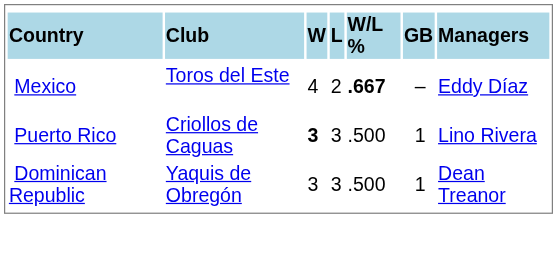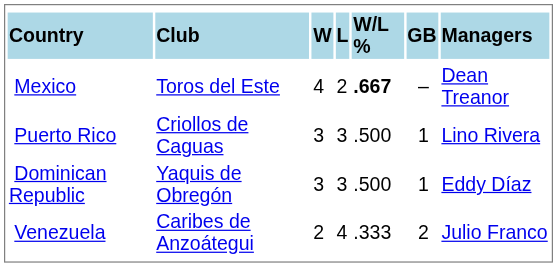(483, 86) Eddy Díaz -> (475, 86) Dean Treanor
(313, 135) bold -> (319, 135) normal
(472, 184) Dean Treanor -> (486, 184) Eddy Díaz
+ row: (57, 233)
